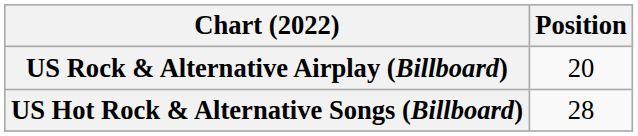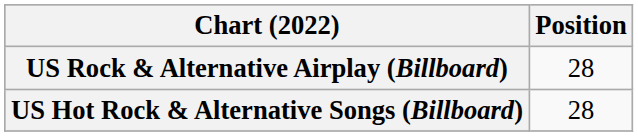(581, 67) 20 -> (581, 67) 28
